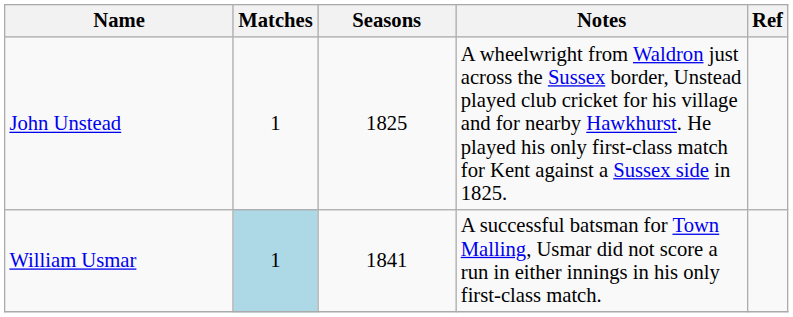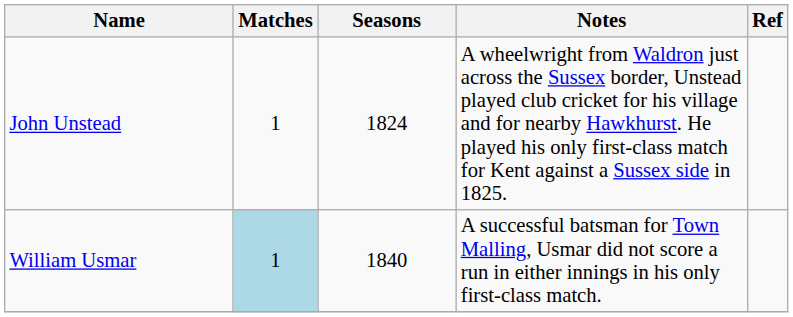(387, 123) 1825 -> (387, 123) 1824
(387, 260) 1841 -> (387, 260) 1840
